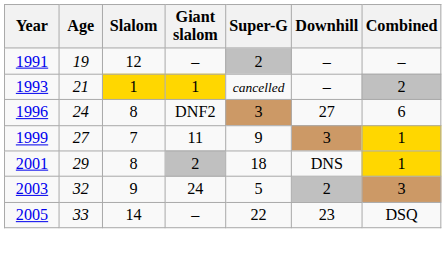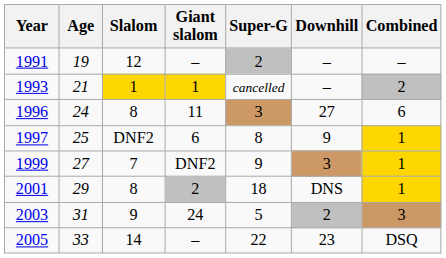(195, 112) DNF2 -> (195, 112) 11
+ row: (32, 138)
(195, 138) 11 -> (195, 163) DNF2
(81, 189) 32 -> (81, 214) 31
